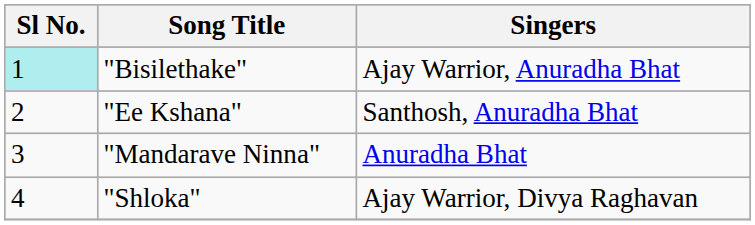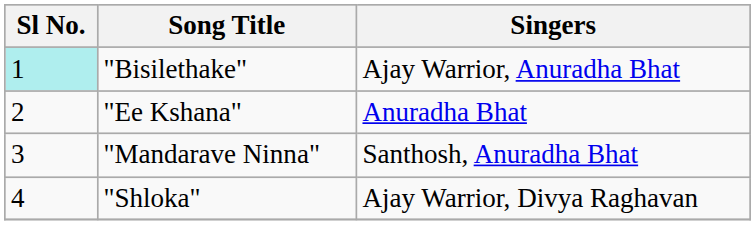(500, 111) Santhosh, Anuradha Bhat -> (445, 111) Anuradha Bhat
(445, 154) Anuradha Bhat -> (500, 154) Santhosh, Anuradha Bhat
